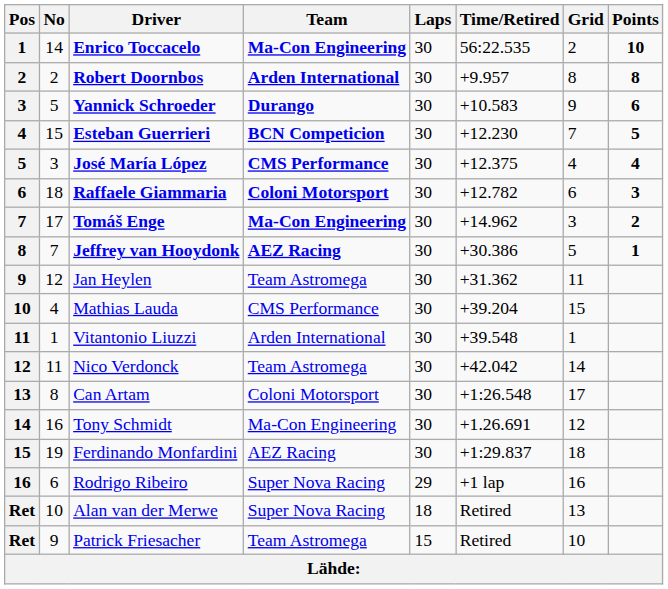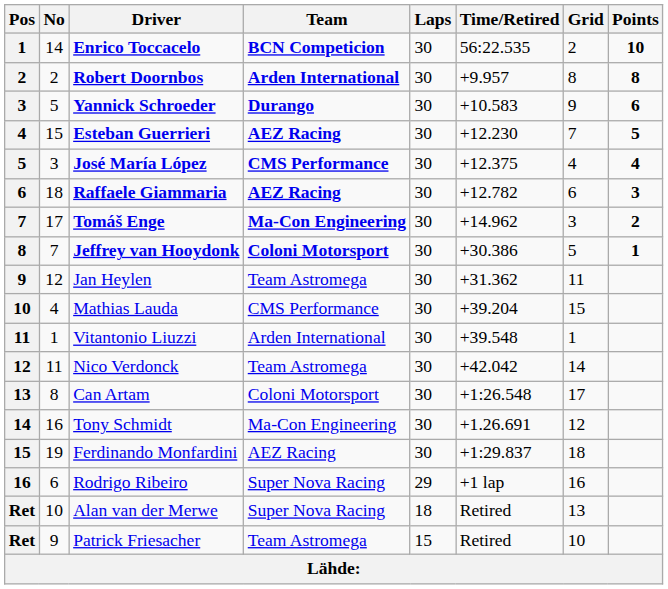(327, 47) Ma-Con Engineering -> (316, 47) BCN Competicion
(316, 134) BCN Competicion -> (294, 134) AEZ Racing
(318, 192) Coloni Motorsport -> (294, 192) AEZ Racing
(294, 250) AEZ Racing -> (318, 250) Coloni Motorsport
